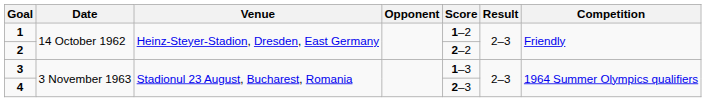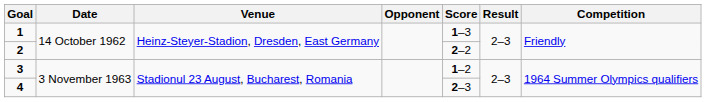(461, 32) 1–2 -> (461, 32) 1–3
(461, 69) 1–3 -> (461, 69) 1–2
